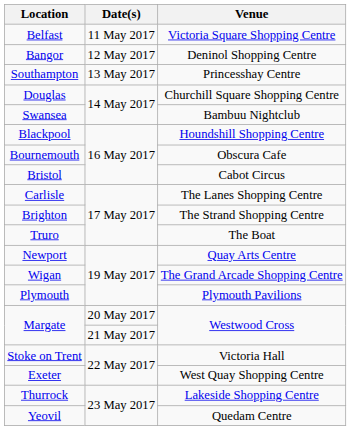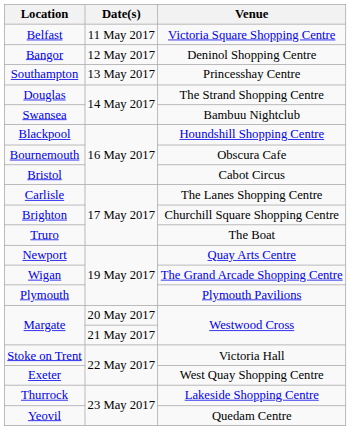(252, 94) Churchill Square Shopping Centre -> (252, 94) The Strand Shopping Centre
(252, 214) The Strand Shopping Centre -> (252, 214) Churchill Square Shopping Centre
